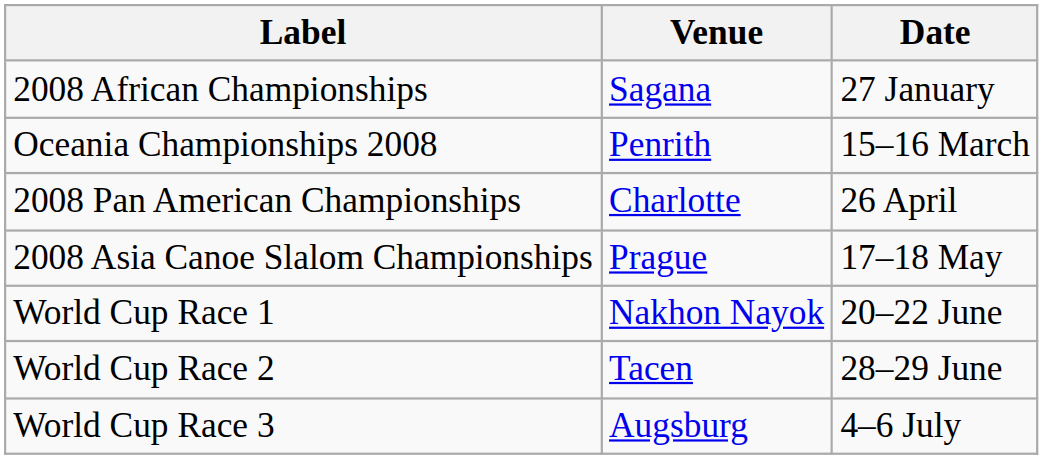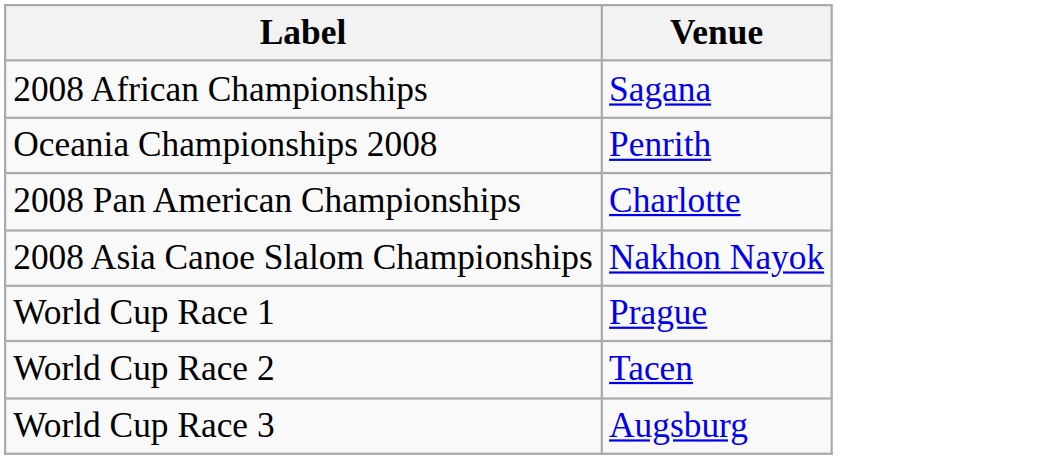- column: (935, 32)
(658, 256) Prague -> (717, 256) Nakhon Nayok
(717, 312) Nakhon Nayok -> (658, 312) Prague
